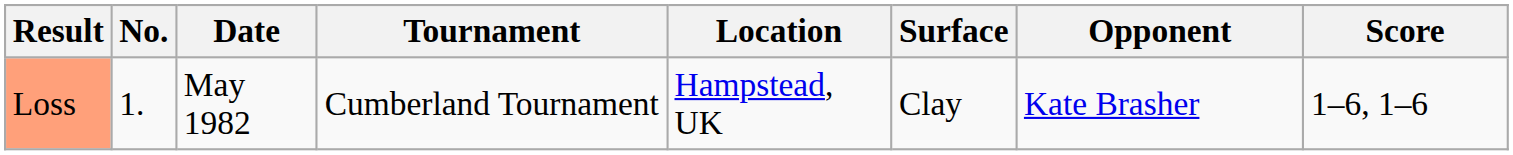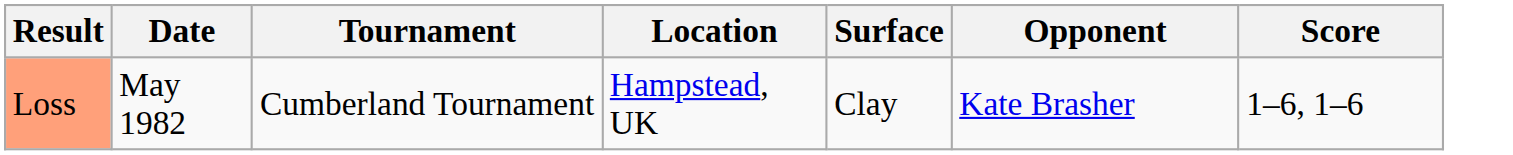- column: (144, 31)
